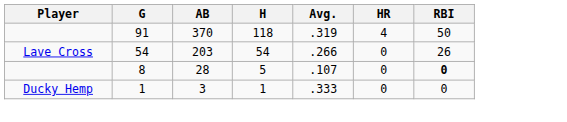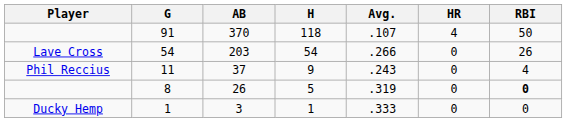(323, 33) .319 -> (382, 33) .107
+ row: (168, 70)
(202, 70) 28 -> (239, 89) 26
(323, 70) .107 -> (382, 89) .319
